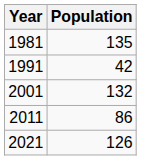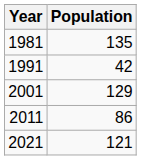(119, 92) 132 -> (119, 92) 129
(119, 142) 126 -> (119, 142) 121
